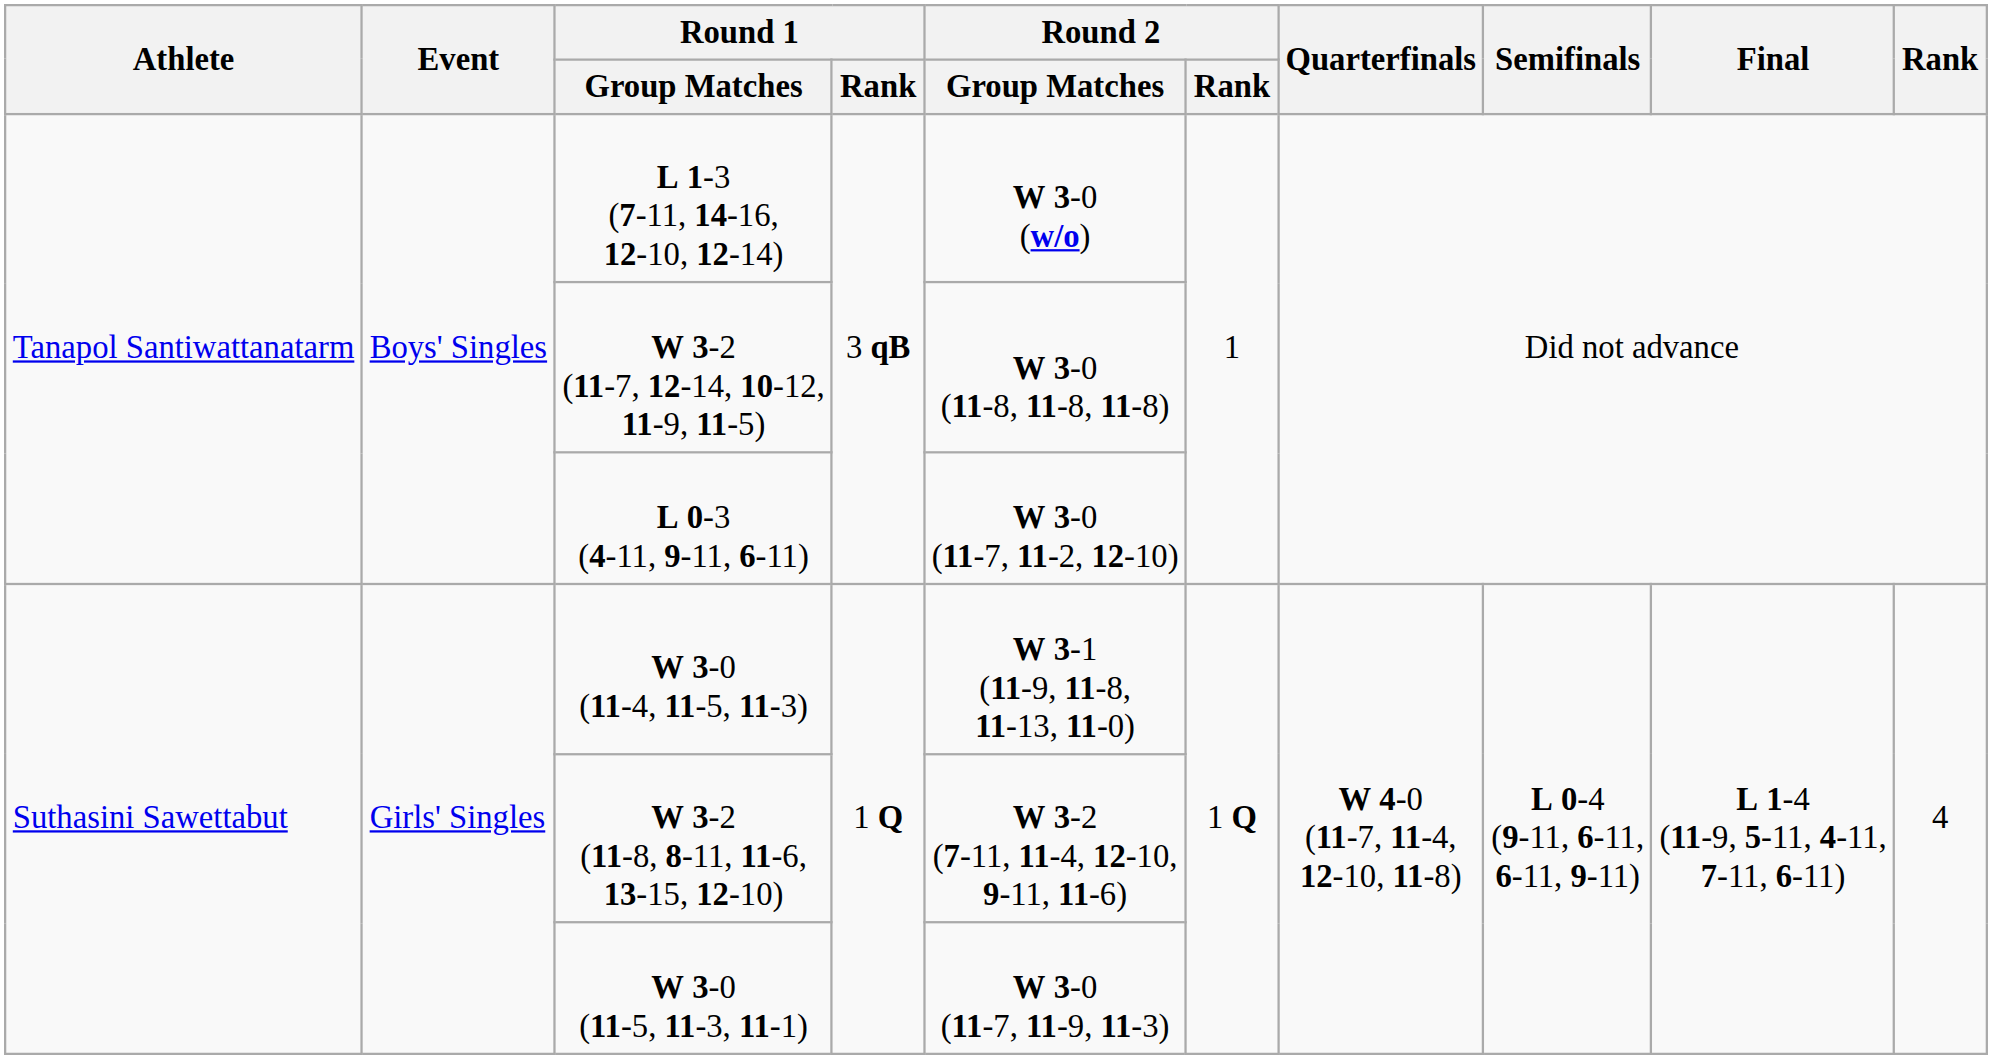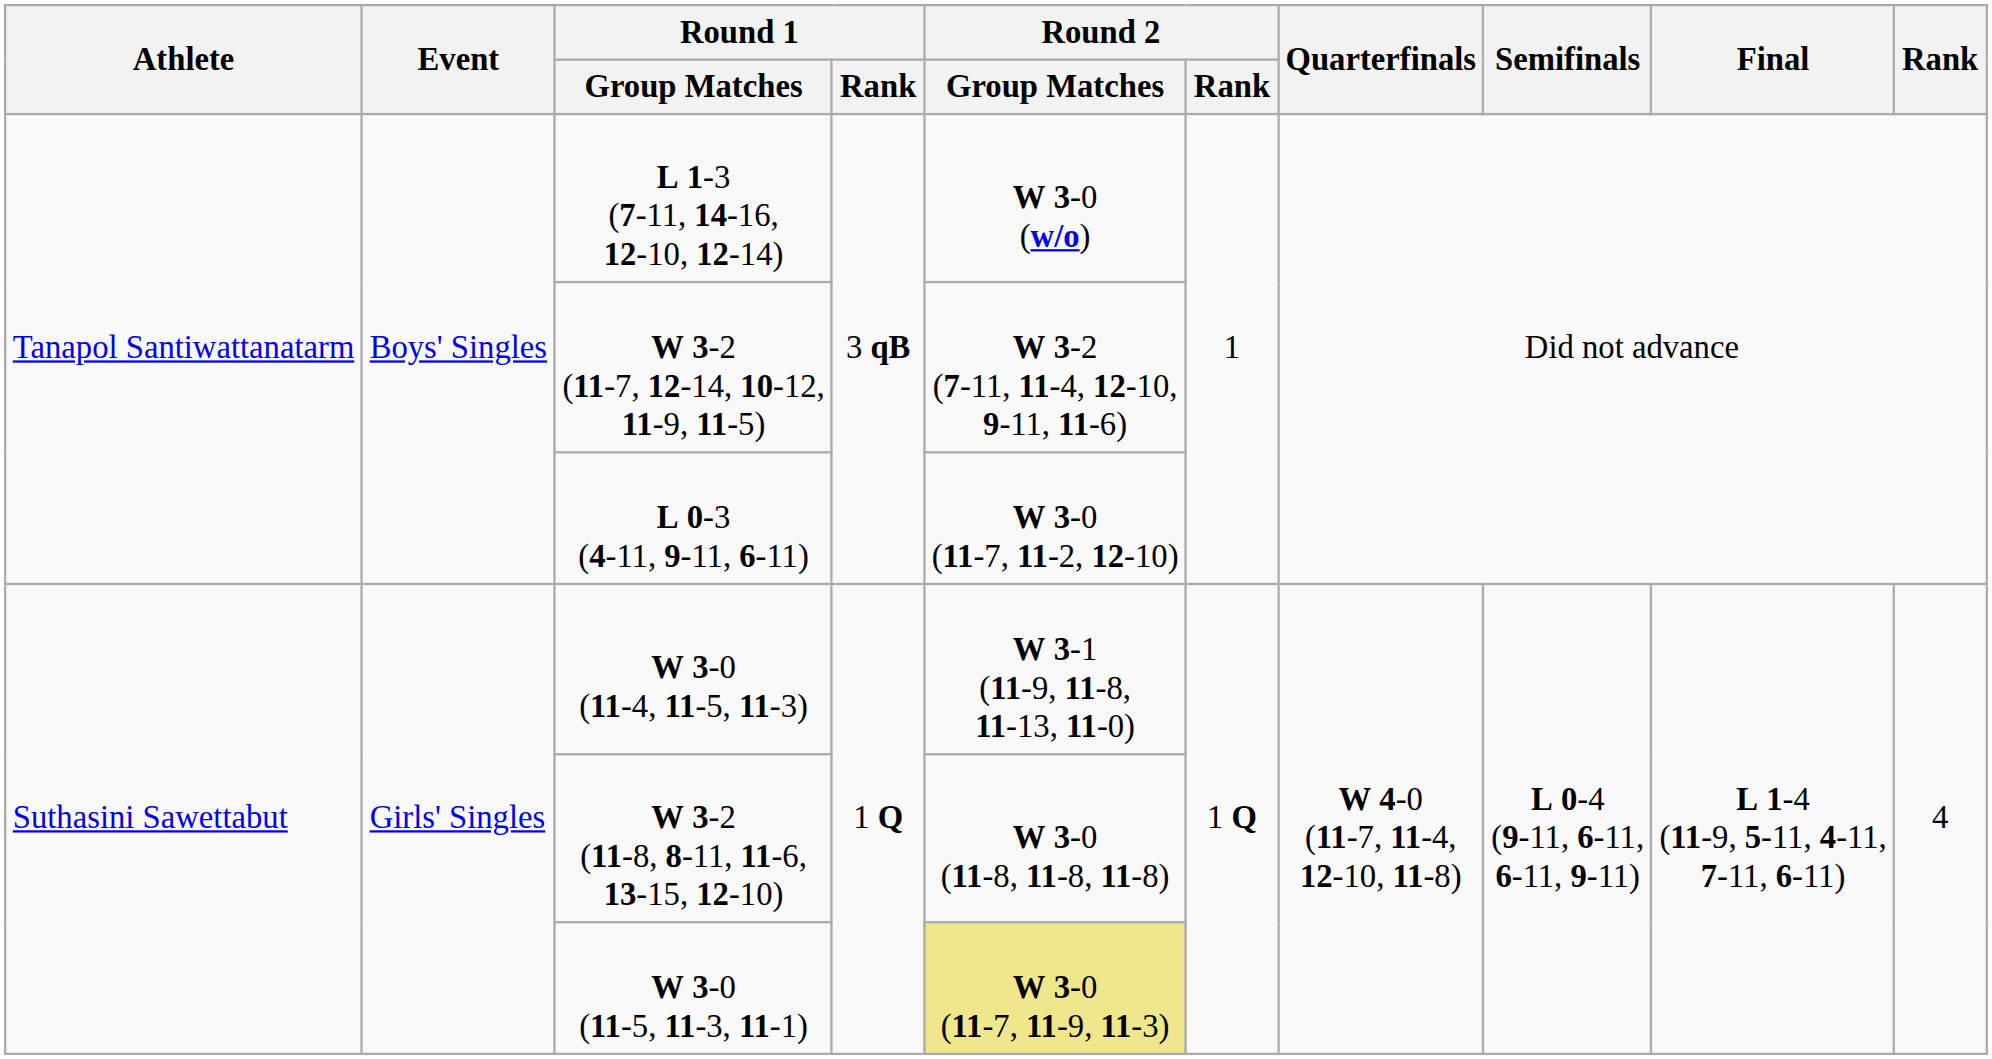(1055, 386) W 3-0 (11-8, 11-8, 11-8) -> (1055, 386) W 3-2 (7-11, 11-4, 12-10, 9-11, 11-6)
(1055, 856) W 3-2 (7-11, 11-4, 12-10, 9-11, 11-6) -> (1055, 856) W 3-0 (11-8, 11-8, 11-8)
(1055, 1007) no background -> (1055, 1007) khaki background
